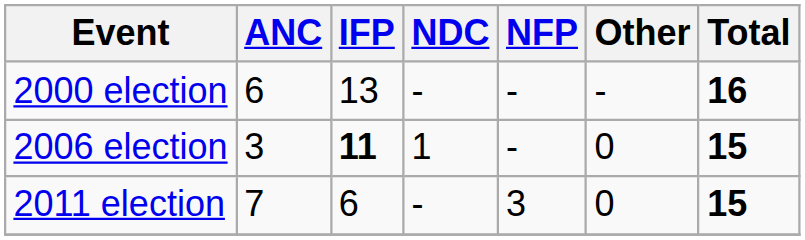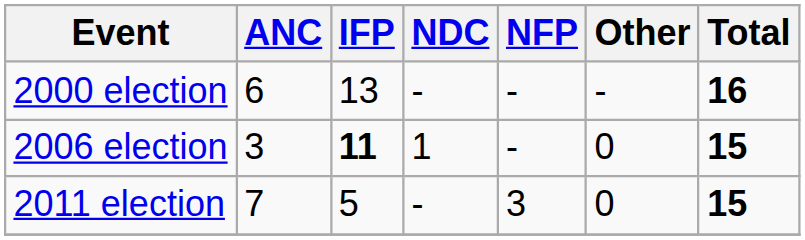(349, 204) 6 -> (349, 204) 5
